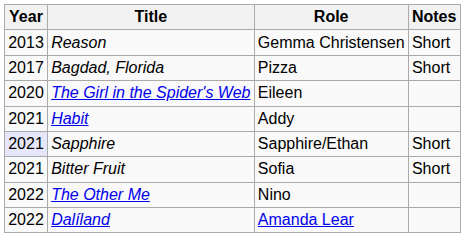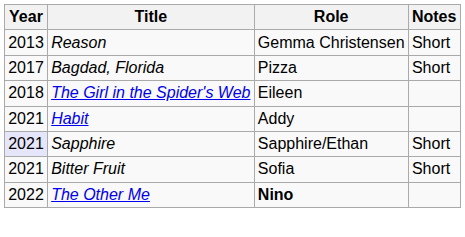(26, 93) 2020 -> (26, 93) 2018
(274, 194) normal -> (276, 194) bold
- row: (81, 220)
